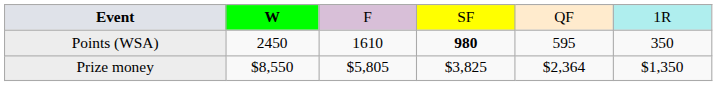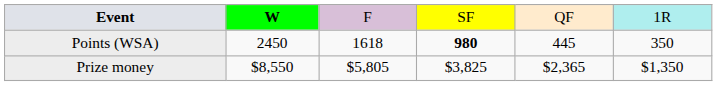(368, 43) 1610 -> (368, 43) 1618
(564, 43) 595 -> (564, 43) 445
(564, 68) $2,364 -> (564, 68) $2,365
